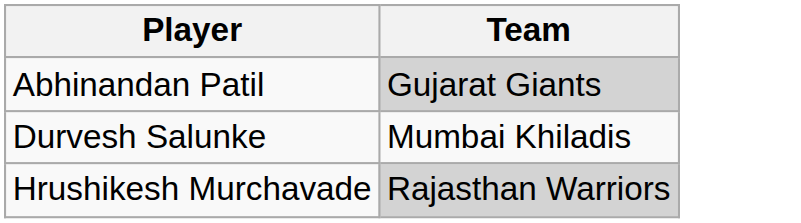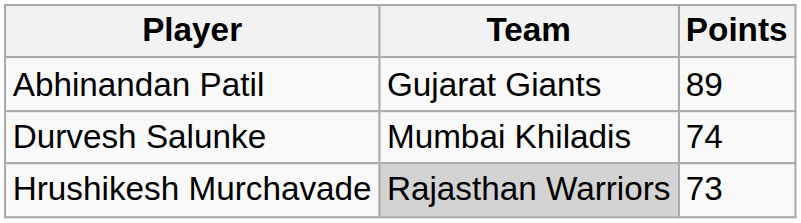+ column: (737, 30)
(494, 83) lightgrey background -> (494, 83) no background
